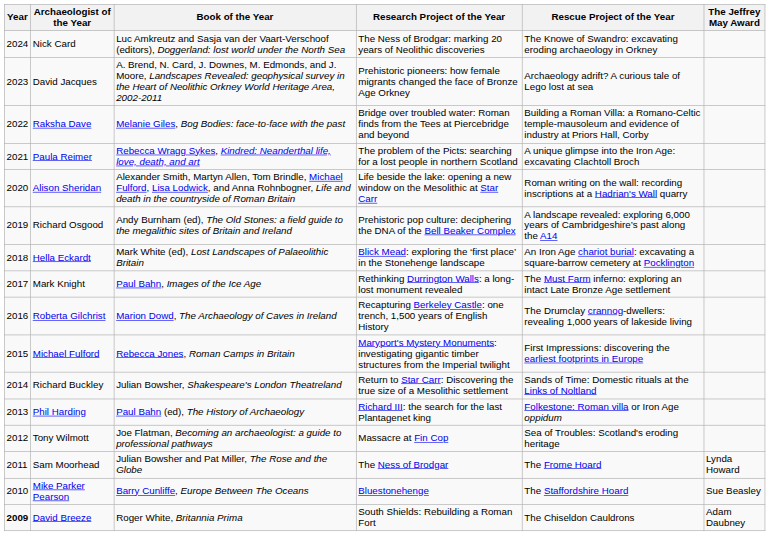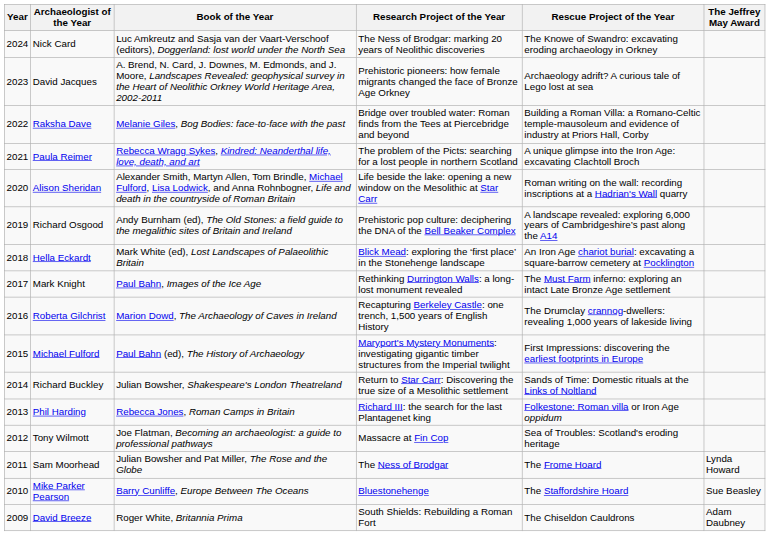(205, 353) Rebecca Jones, Roman Camps in Britain -> (210, 353) Paul Bahn (ed), The History of Archaeology
(210, 412) Paul Bahn (ed), The History of Archaeology -> (205, 412) Rebecca Jones, Roman Camps in Britain
(17, 517) bold -> (17, 517) normal
